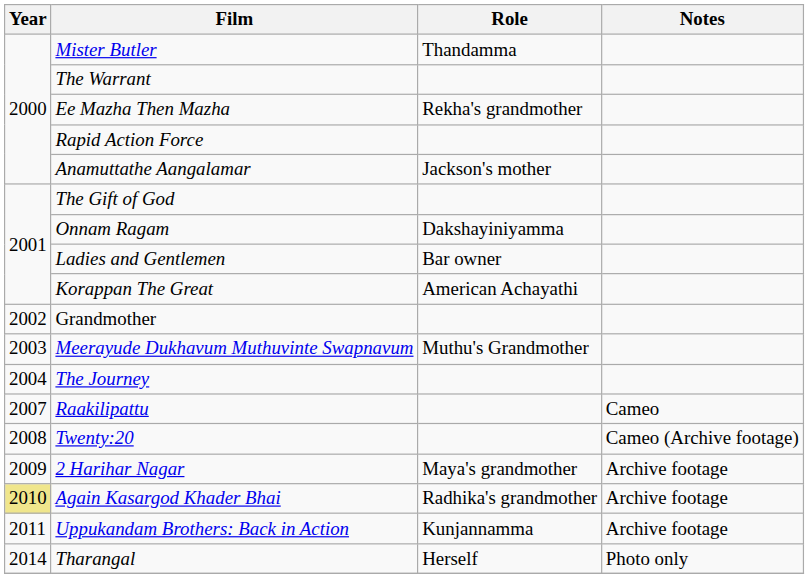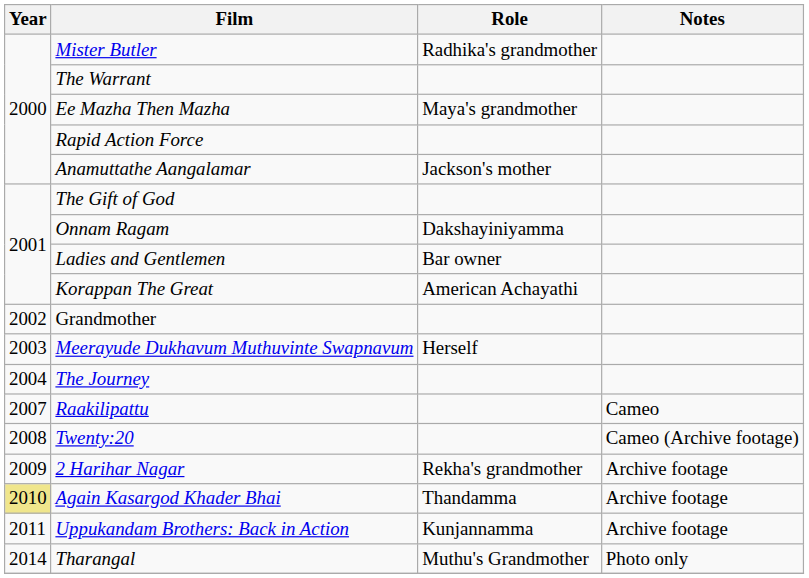(469, 49) Thandamma -> (510, 49) Radhika's grandmother
(502, 109) Rekha's grandmother -> (500, 109) Maya's grandmother
(505, 348) Muthu's Grandmother -> (450, 348) Herself
(500, 468) Maya's grandmother -> (502, 468) Rekha's grandmother
(510, 498) Radhika's grandmother -> (469, 498) Thandamma
(450, 558) Herself -> (505, 558) Muthu's Grandmother
